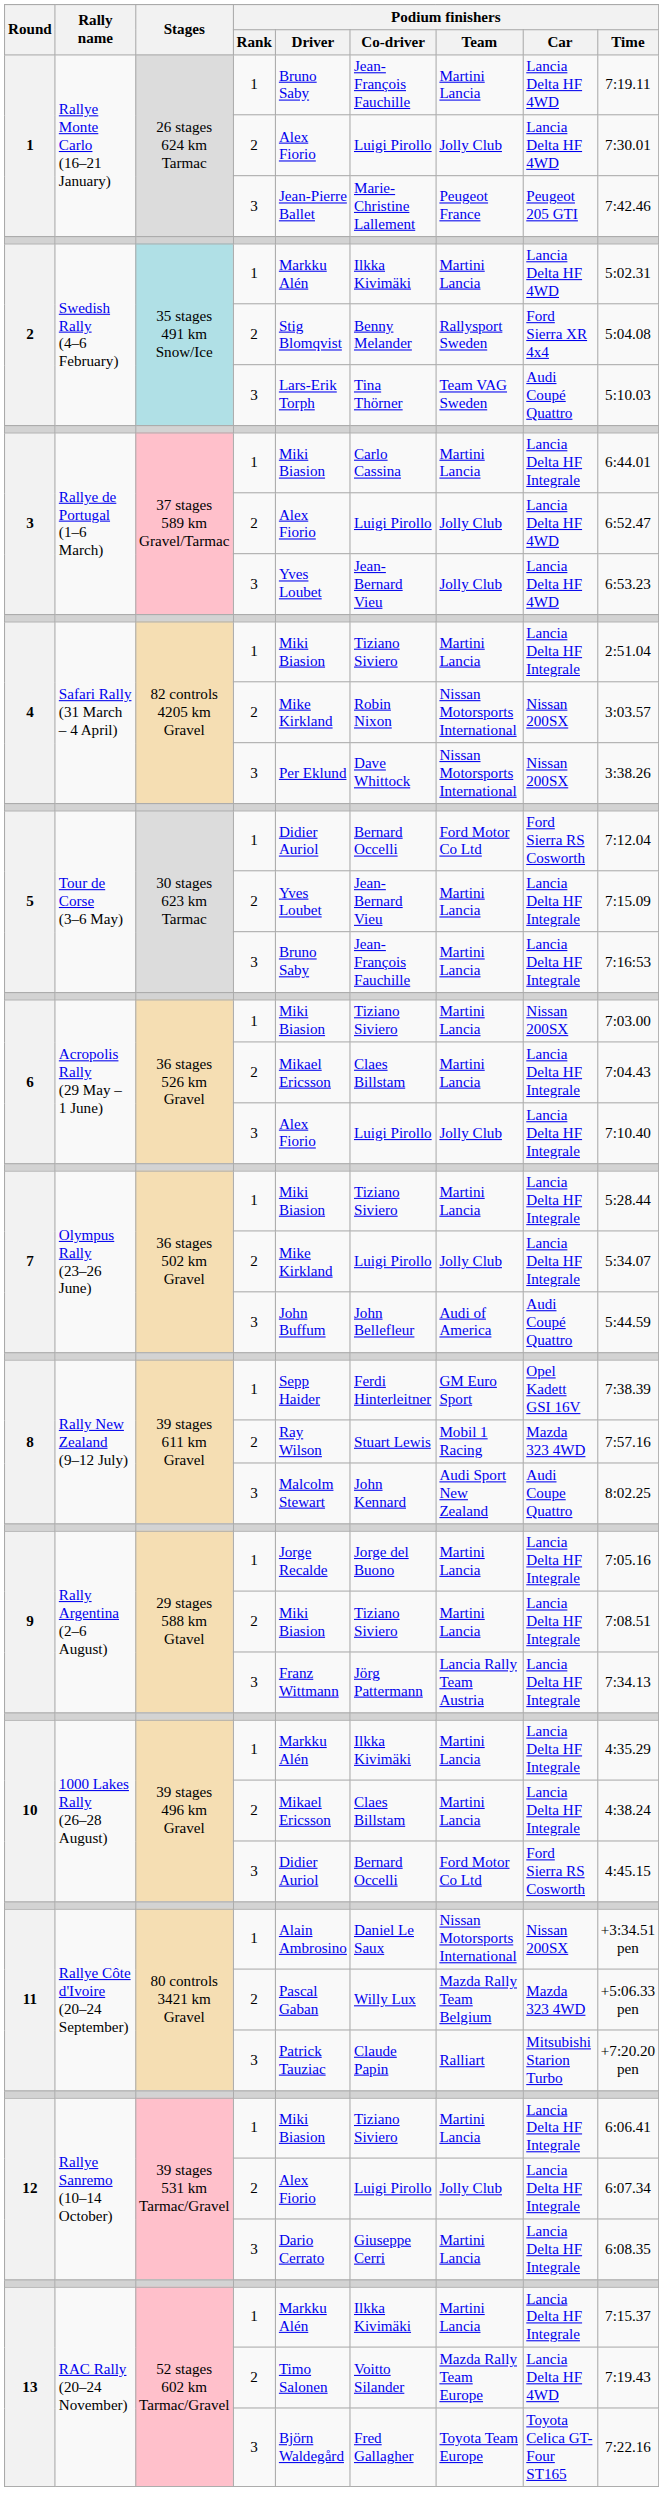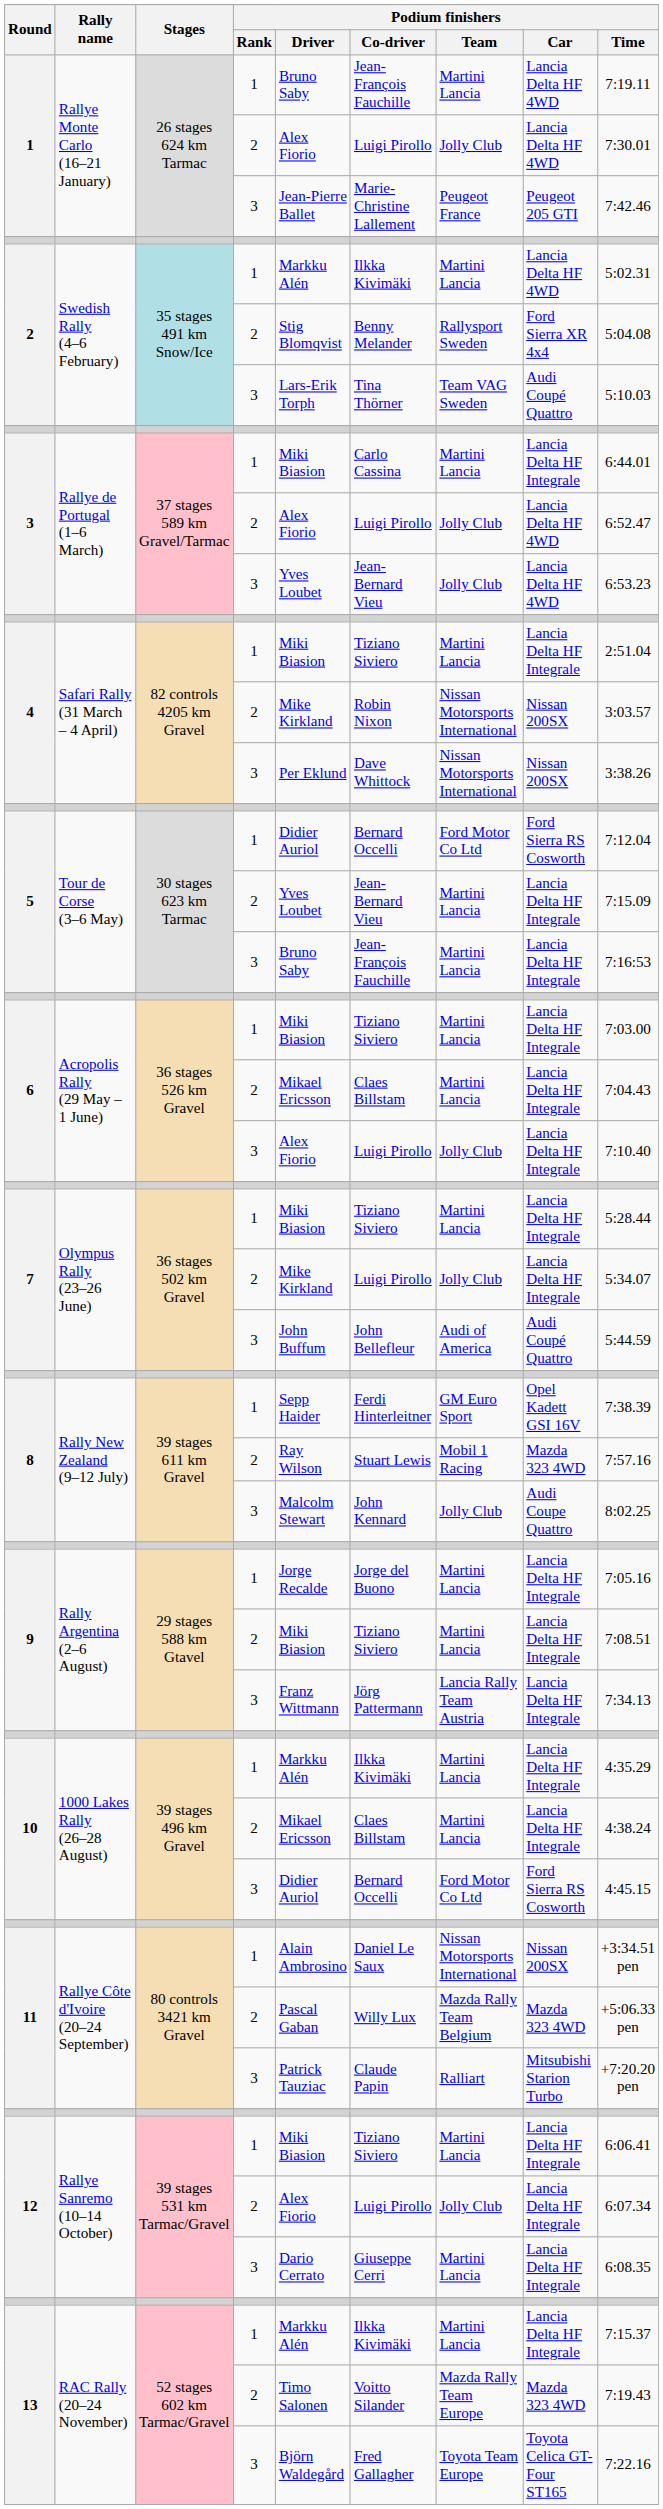(547, 1021) Nissan 200SX -> (554, 1030) Lancia Delta HF Integrale
(473, 1493) Audi Sport New Zealand -> (471, 1511) Jolly Club
(554, 2378) Lancia Delta HF 4WD -> (556, 2395) Mazda 323 4WD
